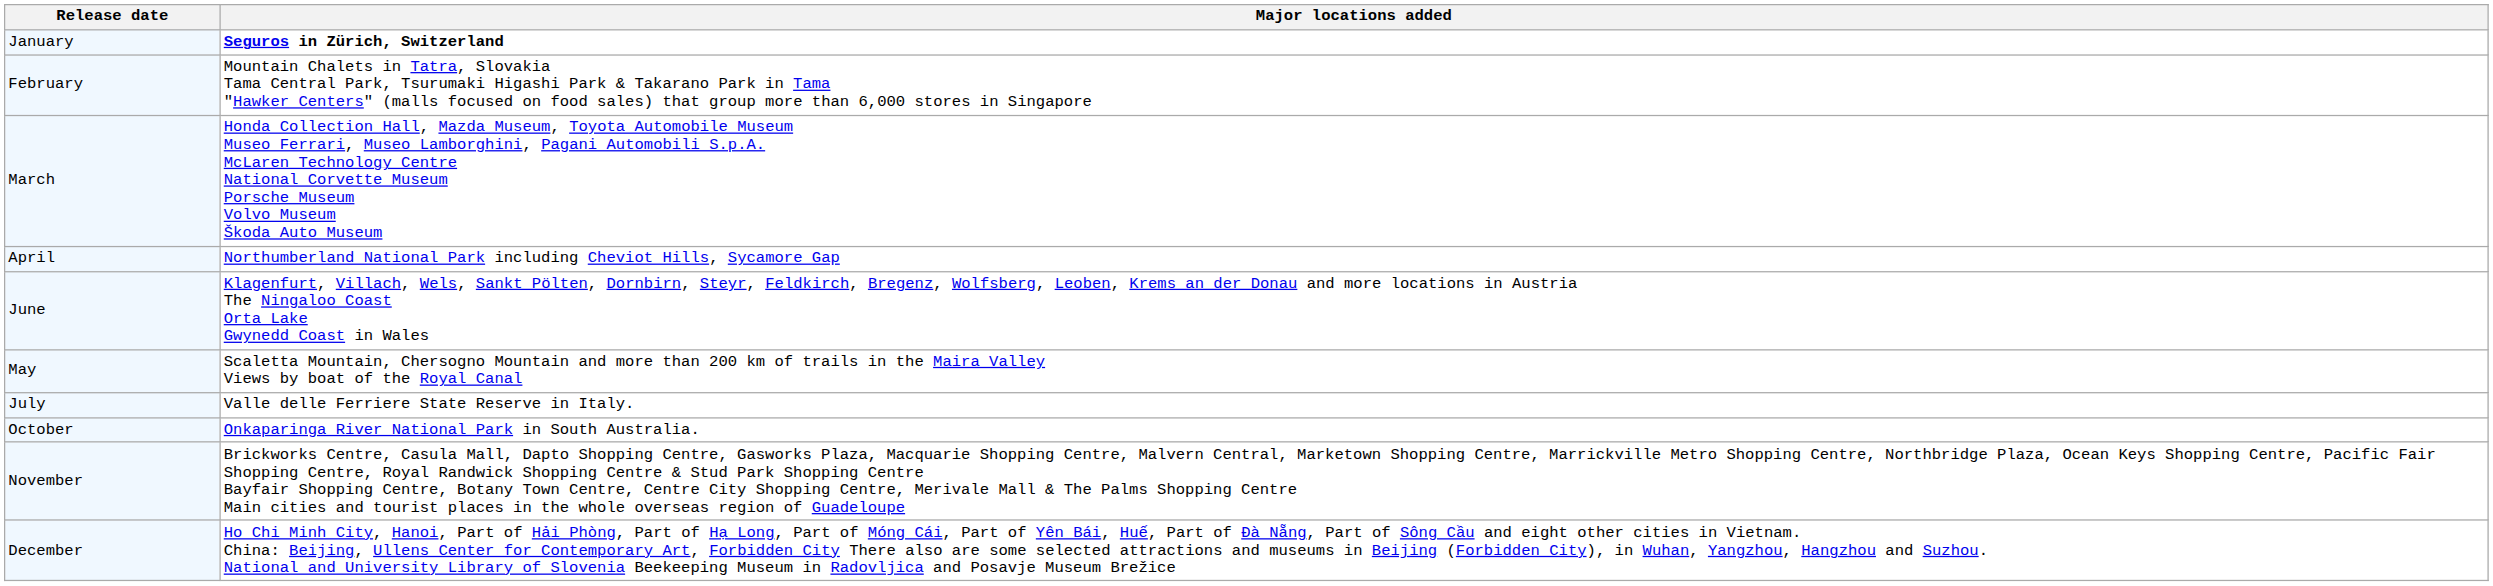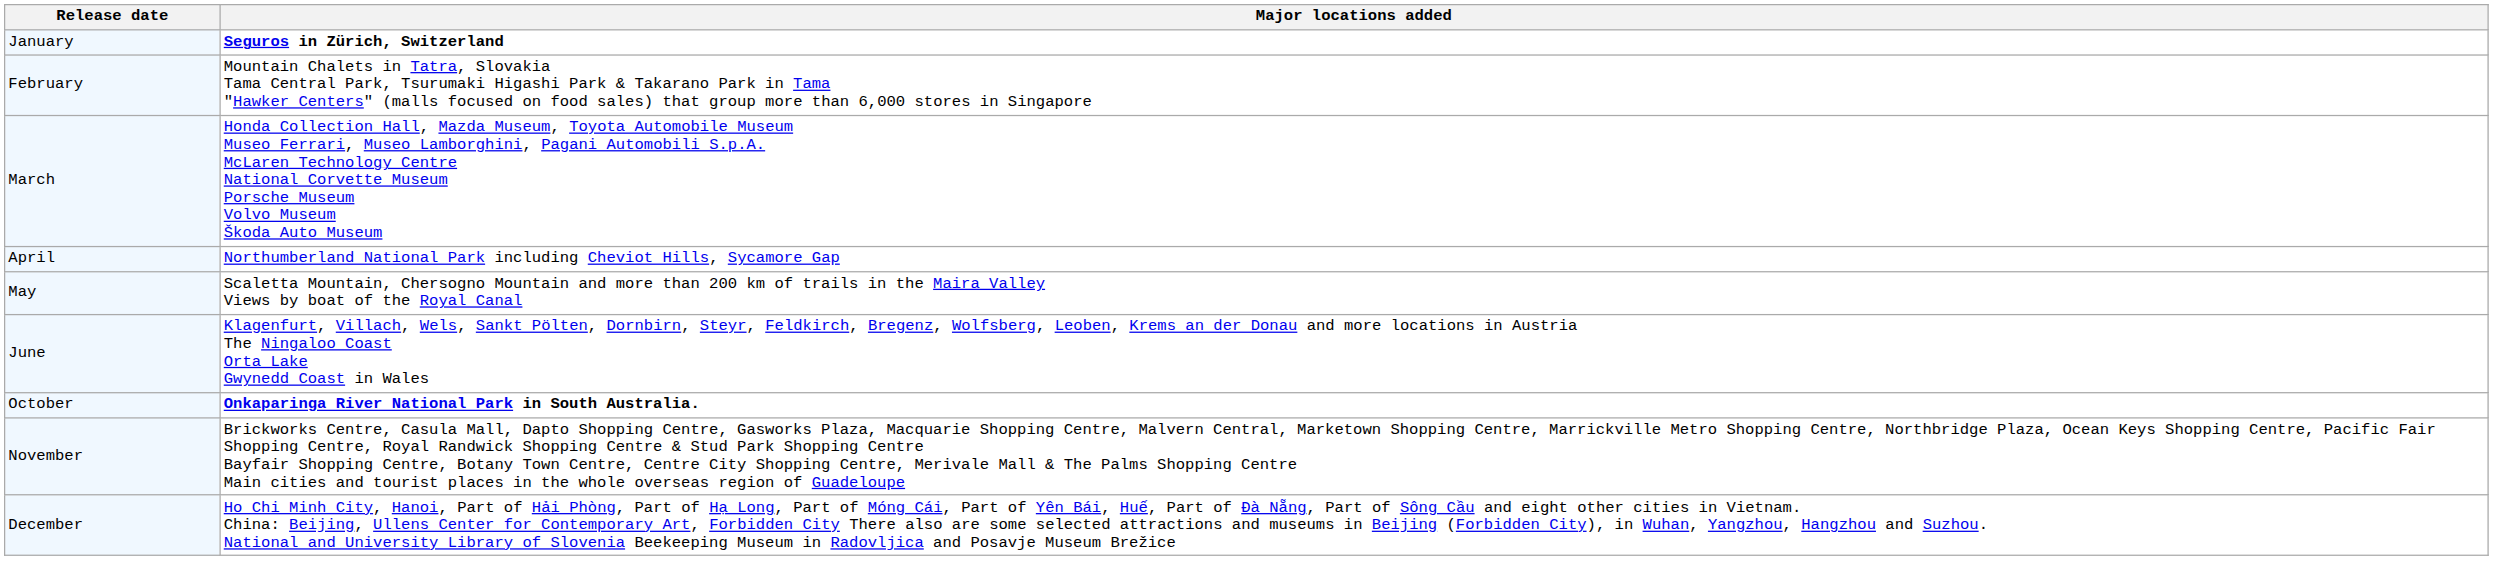rows swapped: (22, 371) <-> (27, 311)
- row: (27, 405)
(462, 430) normal -> (462, 405) bold
